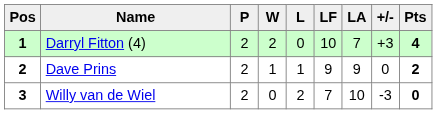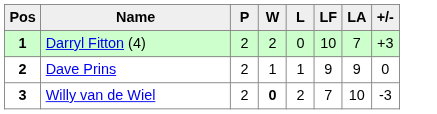- column: (415, 17)
(273, 95) normal -> (273, 95) bold
